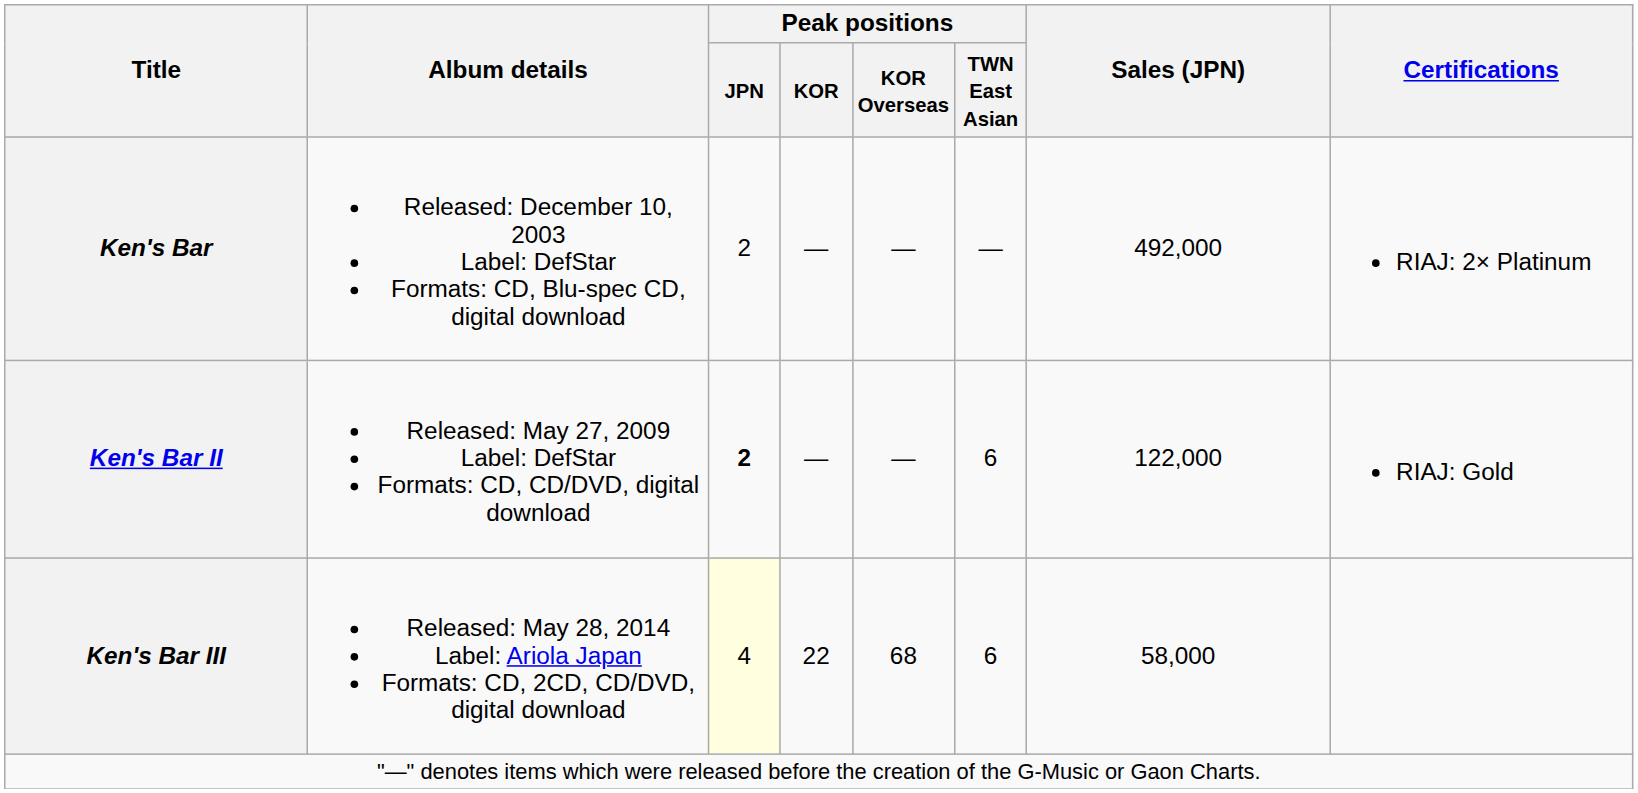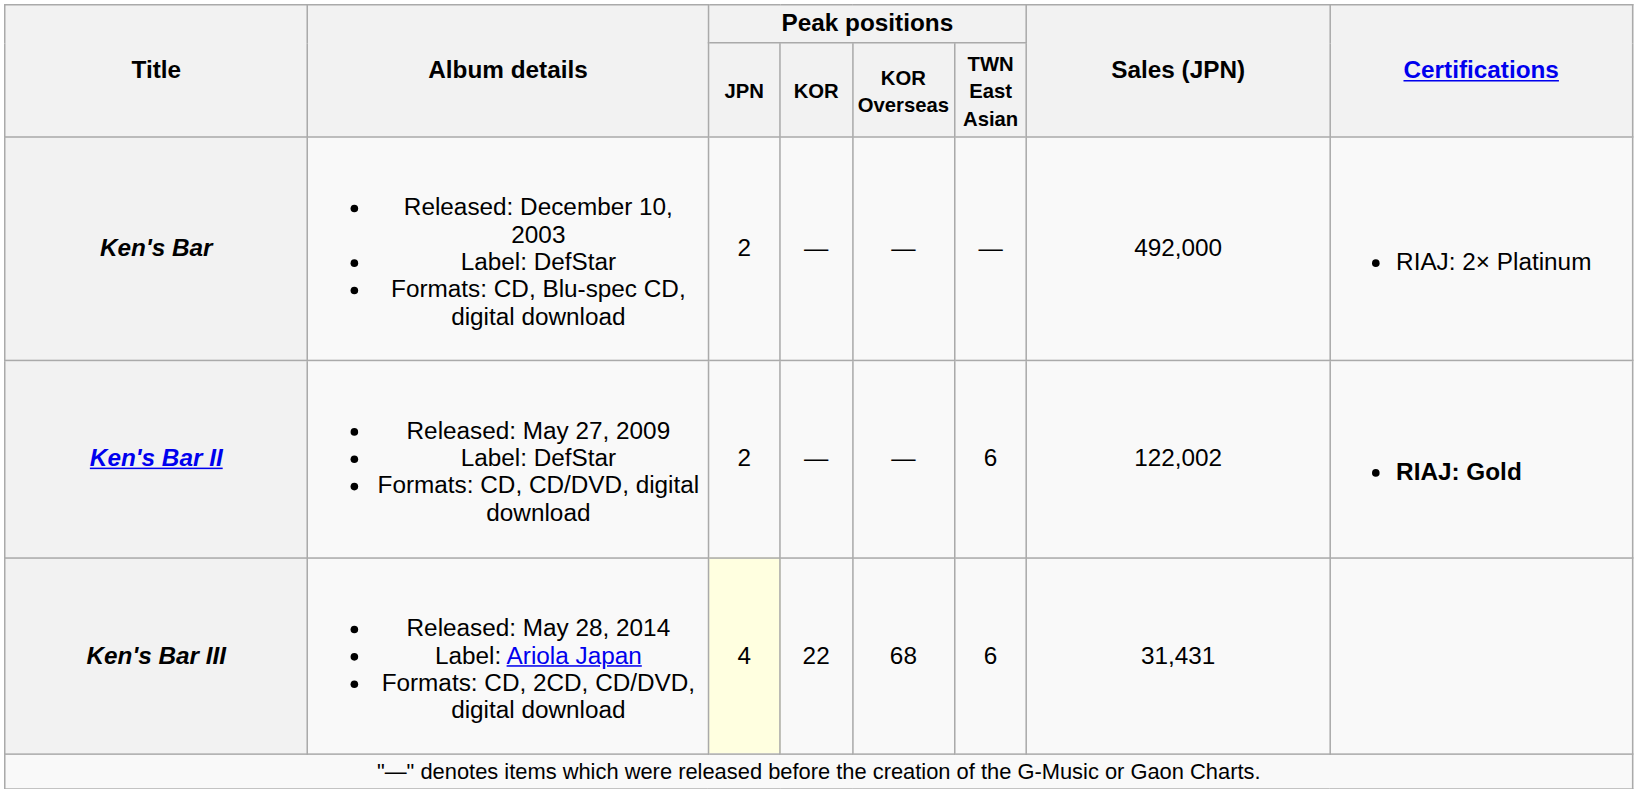(744, 458) bold -> (744, 458) normal
(1178, 458) 122,000 -> (1178, 458) 122,002
(1481, 473) normal -> (1481, 473) bold
(1178, 655) 58,000 -> (1178, 655) 31,431
